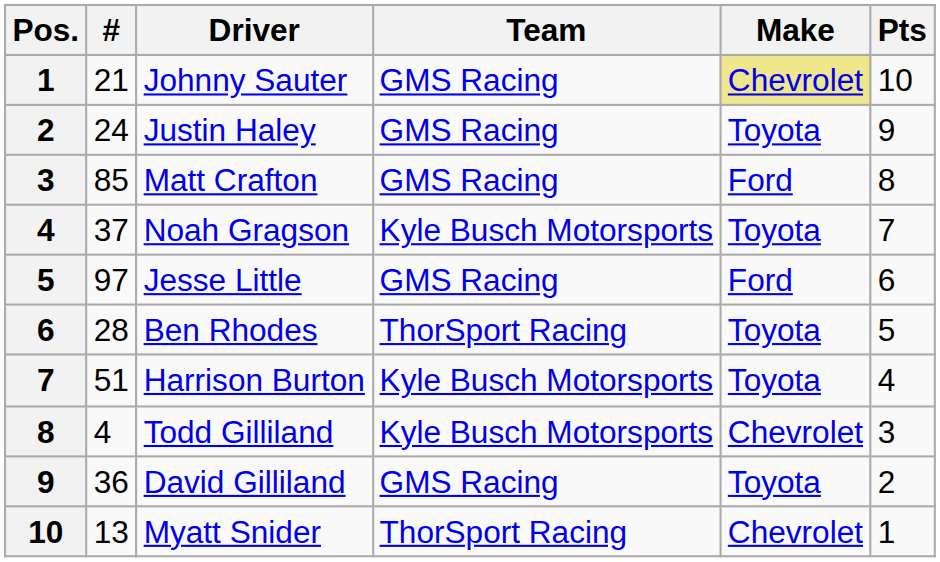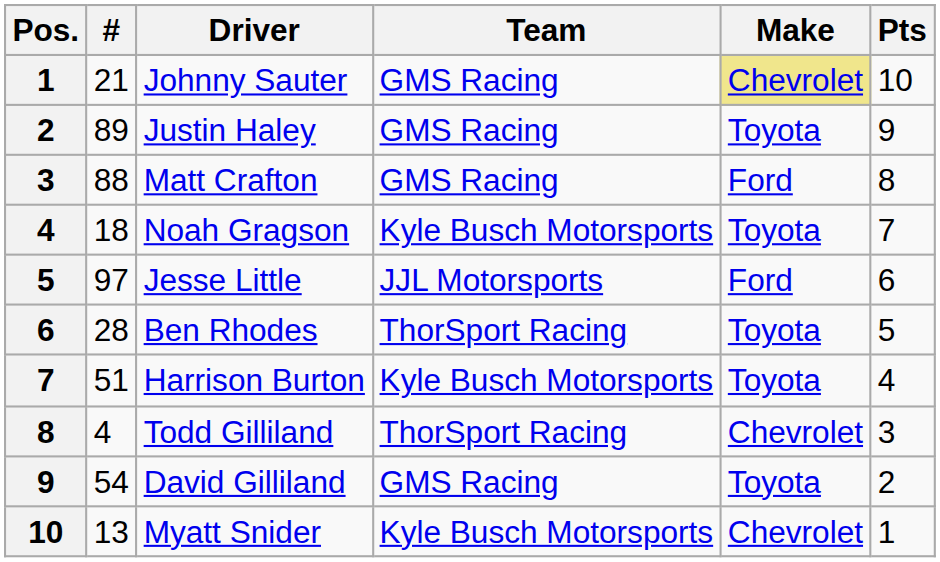(111, 130) 24 -> (111, 130) 89
(111, 180) 85 -> (111, 180) 88
(111, 230) 37 -> (111, 230) 18
(469, 281) GMS Racing -> (491, 281) JJL Motorsports
(546, 431) Kyle Busch Motorsports -> (503, 431) ThorSport Racing
(111, 481) 36 -> (111, 481) 54
(503, 531) ThorSport Racing -> (546, 531) Kyle Busch Motorsports
